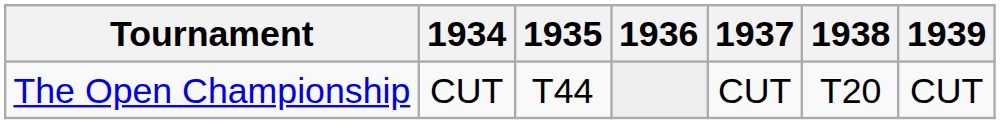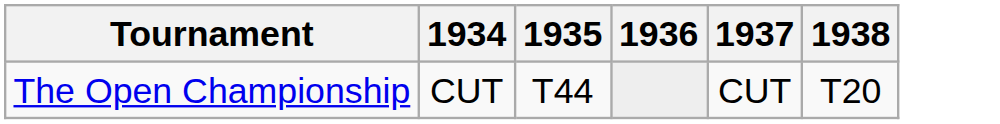- column: (947, 34)
